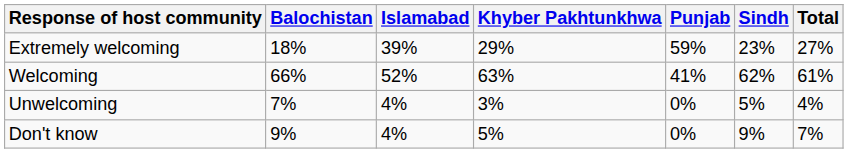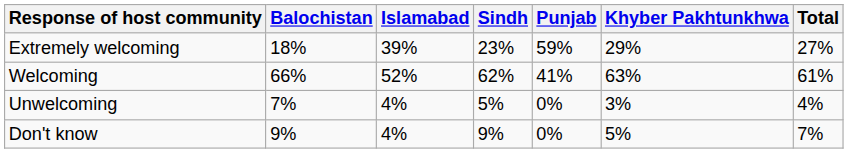columns swapped: (570, 18) <-> (764, 18)
